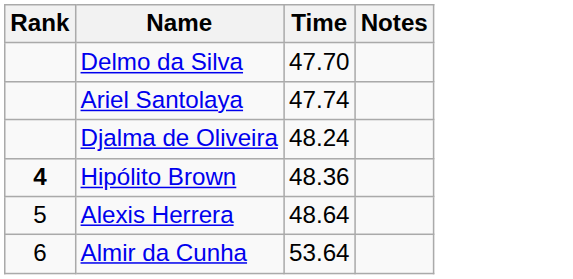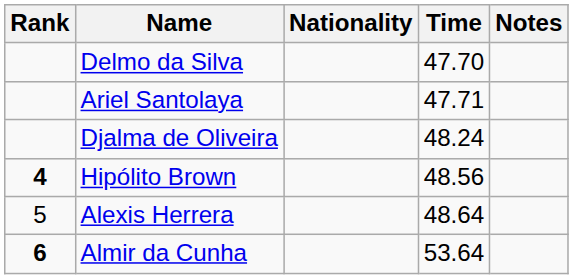+ column: (351, 23)
(319, 100) 47.74 -> (454, 100) 47.71
(319, 176) 48.36 -> (454, 176) 48.56
(40, 253) normal -> (40, 253) bold
